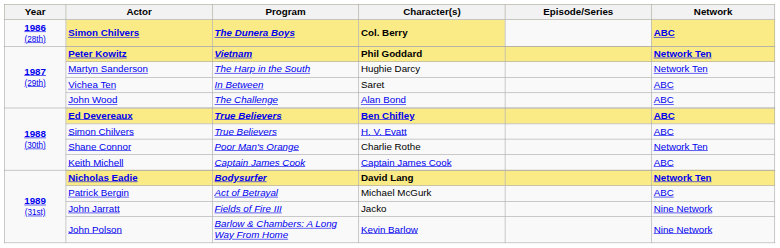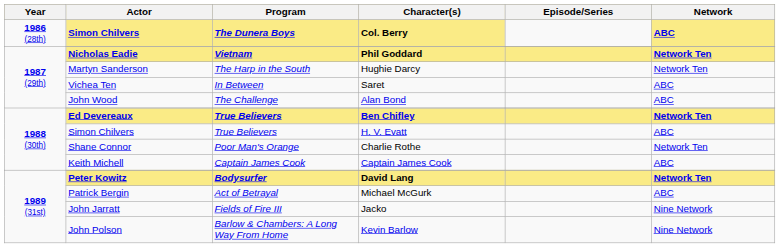(97, 54) Peter Kowitz -> (103, 54) Nicholas Eadie
(664, 116) ABC -> (683, 116) Network Ten
(103, 178) Nicholas Eadie -> (97, 178) Peter Kowitz
